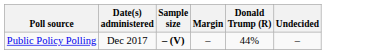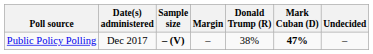+ column: (297, 18)
(249, 41) 44% -> (249, 41) 38%
